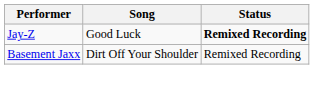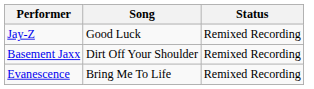(255, 34) bold -> (252, 34) normal
+ row: (39, 73)
